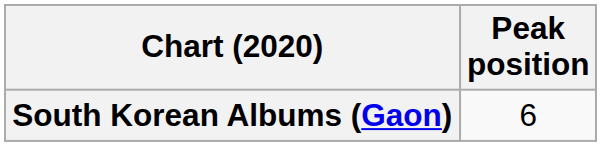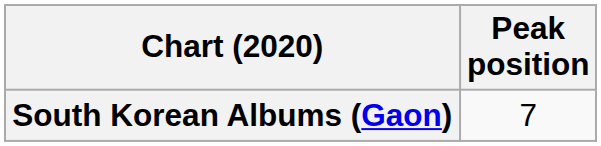(528, 114) 6 -> (528, 114) 7
